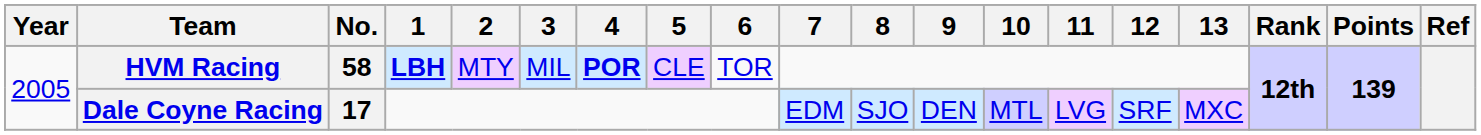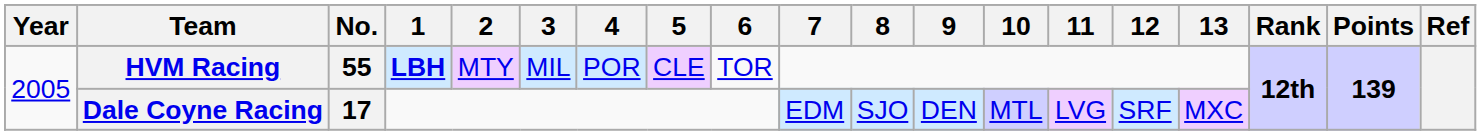(357, 67) 58 -> (357, 67) 55
(612, 67) bold -> (612, 67) normal
